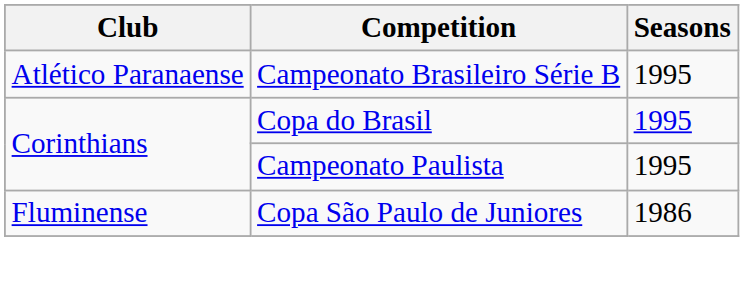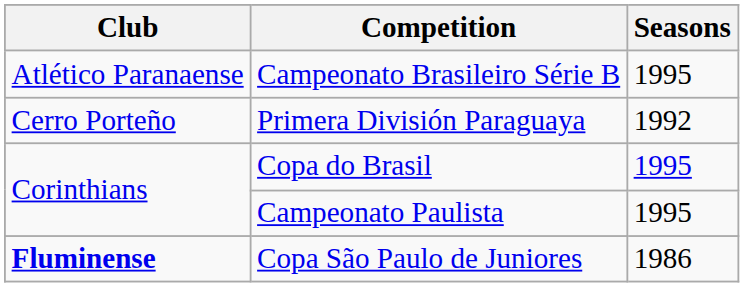+ row: (421, 119)
(80, 212) normal -> (84, 258) bold
